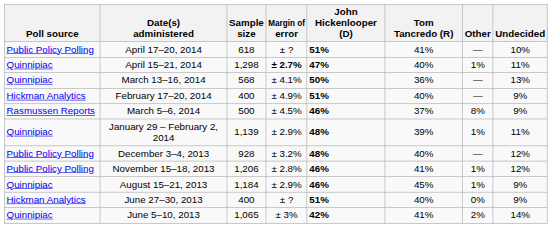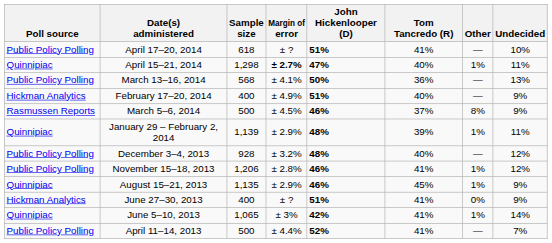(30, 80) Quinnipiac -> (50, 80) Public Policy Polling
(246, 184) 1,184 -> (246, 184) 1,135
(424, 199) 40% -> (424, 199) 41%
(478, 215) 2% -> (478, 215) 1%
+ row: (164, 230)
